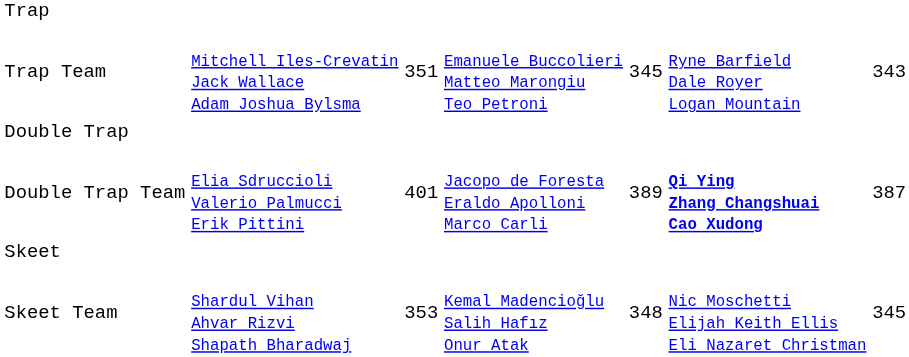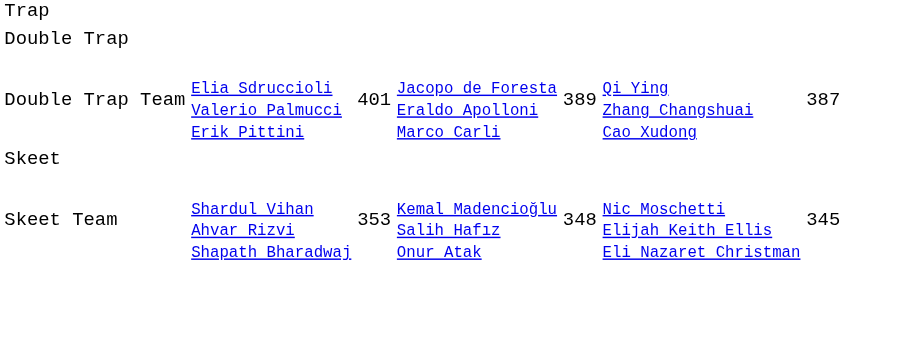- row: (55, 71)
(744, 203) bold -> (678, 111) normal
